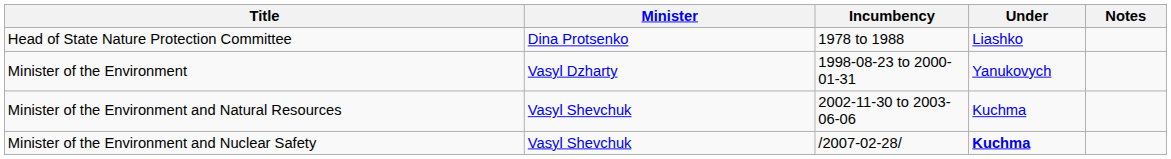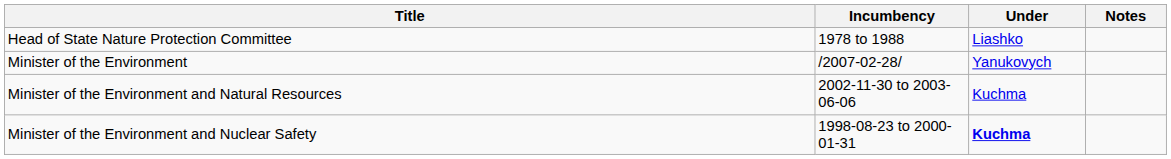- column: (670, 16)
(885, 71) 1998-08-23 to 2000-01-31 -> (860, 62) /2007-02-28/
(860, 142) /2007-02-28/ -> (885, 134) 1998-08-23 to 2000-01-31
